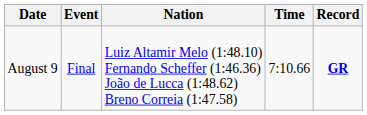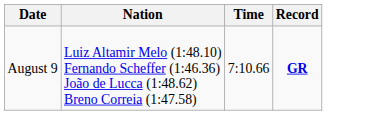- column: (81, 15)
